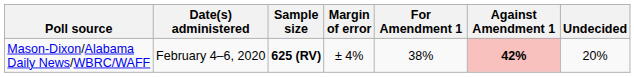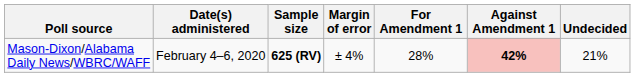(421, 55) 38% -> (421, 55) 28%
(595, 55) 20% -> (595, 55) 21%
